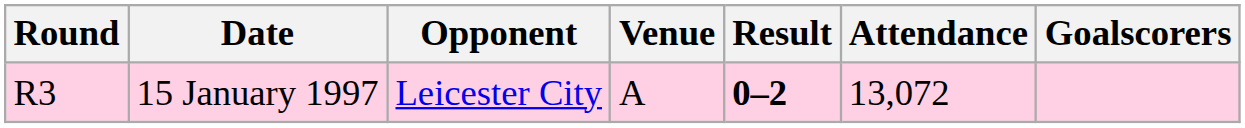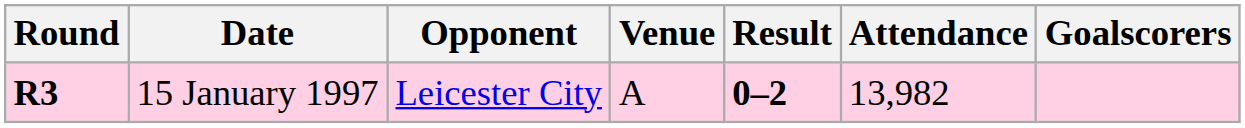(35, 91) normal -> (36, 91) bold
(899, 91) 13,072 -> (899, 91) 13,982
